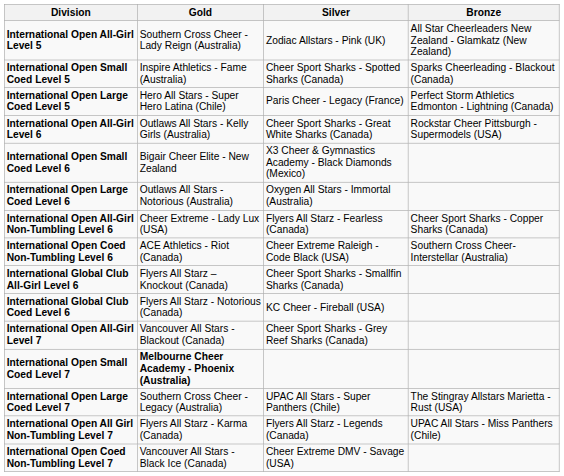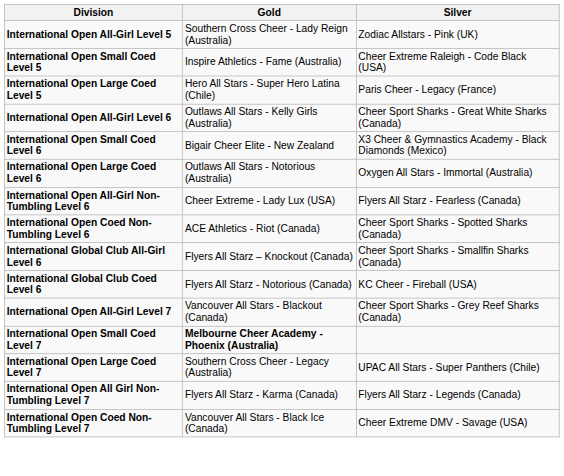- column: (484, 12)
(333, 73) Cheer Sport Sharks - Spotted Sharks (Canada) -> (442, 62) Cheer Extreme Raleigh - Code Black (USA)
(322, 251) Cheer Extreme Raleigh - Code Black (USA) -> (443, 228) Cheer Sport Sharks - Spotted Sharks (Canada)
